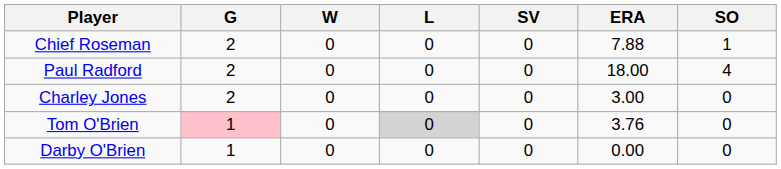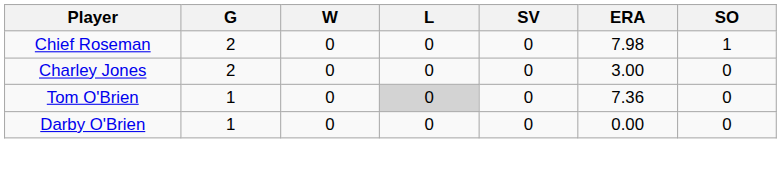(628, 44) 7.88 -> (628, 44) 7.98
- row: (93, 71)
(231, 124) pink background -> (231, 97) no background
(628, 124) 3.76 -> (628, 97) 7.36
